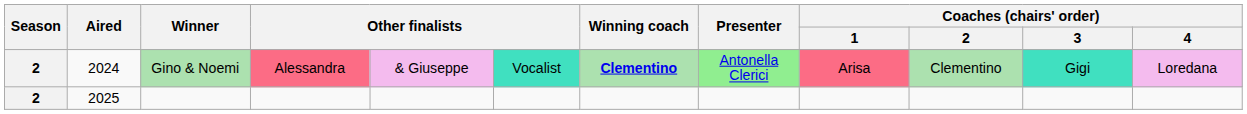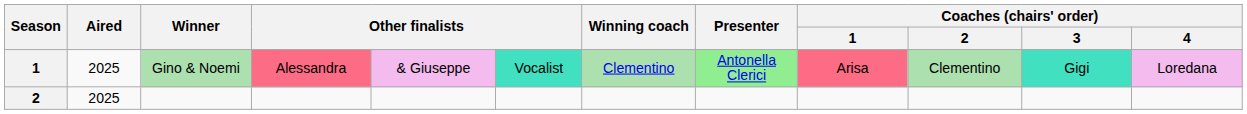(36, 68) 2 -> (36, 68) 1
(104, 68) 2024 -> (104, 68) 2025
(639, 68) bold -> (639, 68) normal
